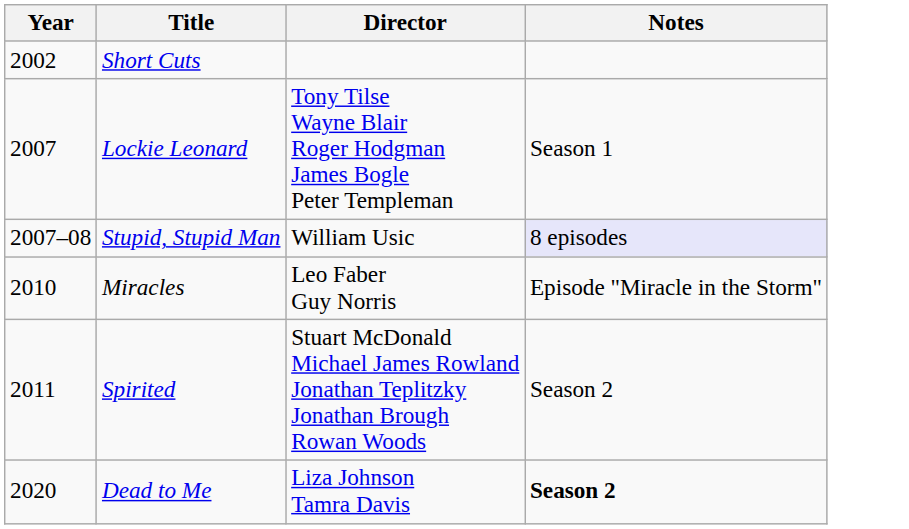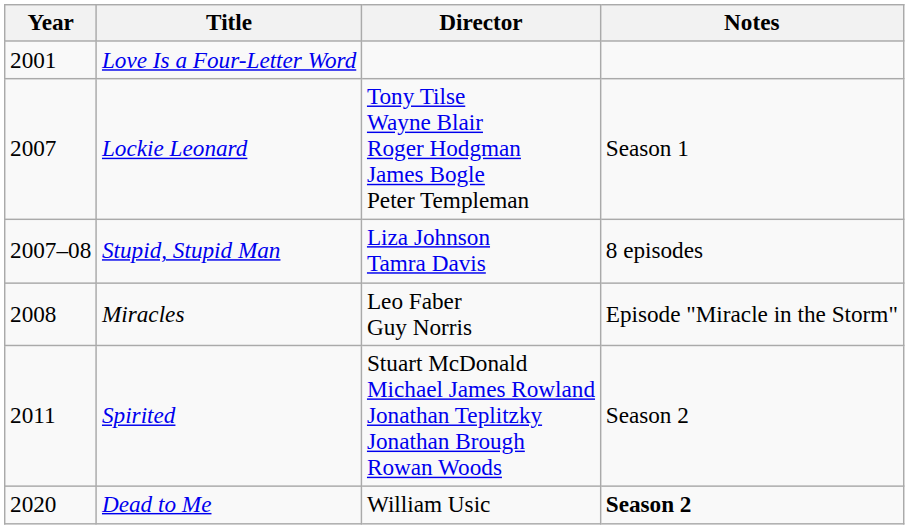+ row: (229, 59)
- row: (151, 59)
(353, 237) William Usic -> (428, 250) Liza Johnson Tamra Davis
(579, 237) lavender background -> (654, 250) no background
(33, 287) 2010 -> (33, 313) 2008
(353, 491) Liza Johnson Tamra Davis -> (429, 504) William Usic
